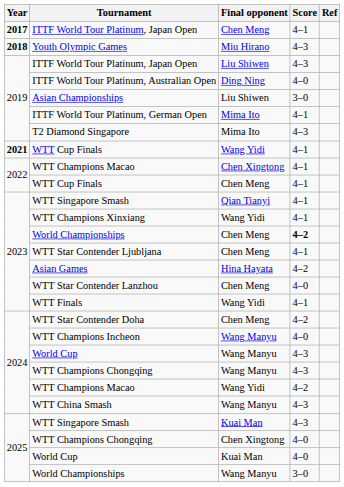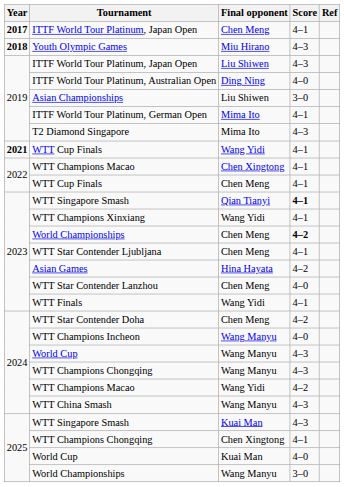(300, 200) normal -> (300, 200) bold
(300, 439) 4–0 -> (300, 439) 4–1
